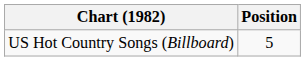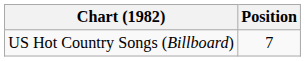(269, 42) 5 -> (269, 42) 7
